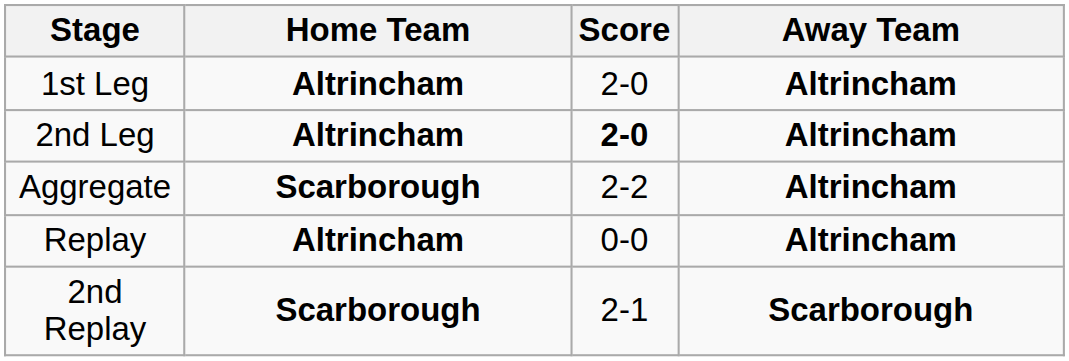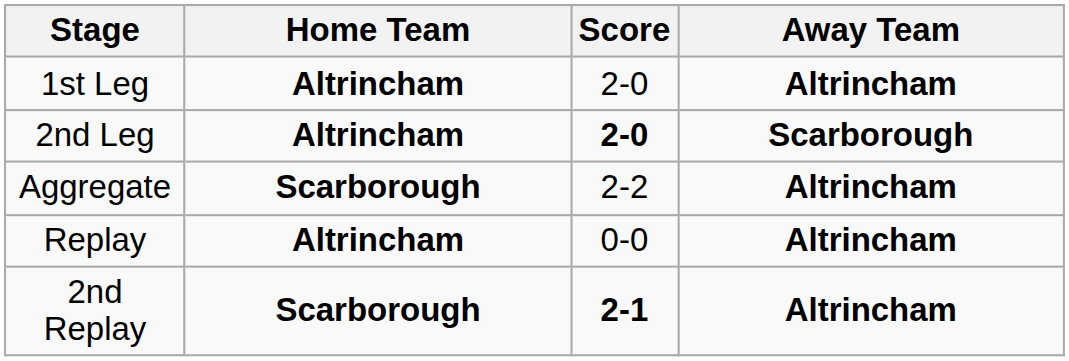(871, 135) Altrincham -> (871, 135) Scarborough
(624, 310) normal -> (624, 310) bold
(871, 310) Scarborough -> (871, 310) Altrincham
